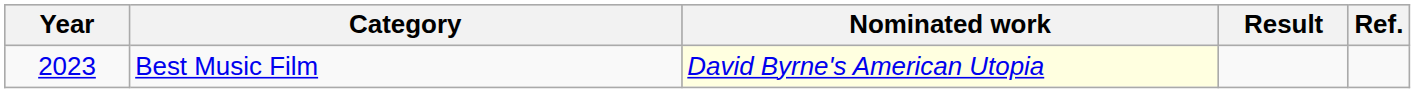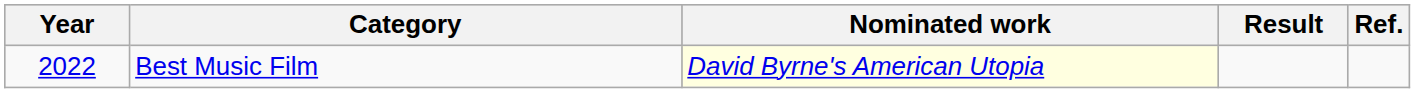(67, 66) 2023 -> (67, 66) 2022
